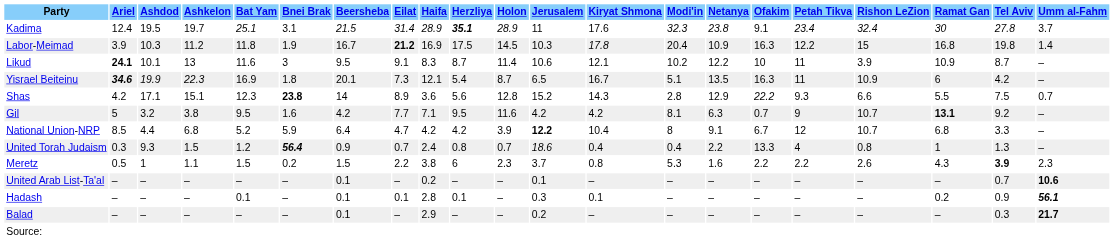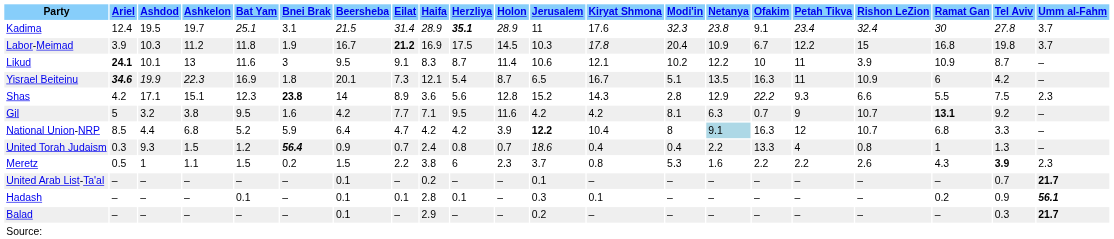(764, 46) 16.3 -> (761, 46) 6.7
(1046, 46) 1.4 -> (1046, 46) 3.7
(1046, 96) 0.7 -> (1046, 96) 2.3
(716, 130) no background -> (716, 130) lightblue background
(761, 130) 6.7 -> (764, 130) 16.3
(1048, 181) 10.6 -> (1048, 181) 21.7
